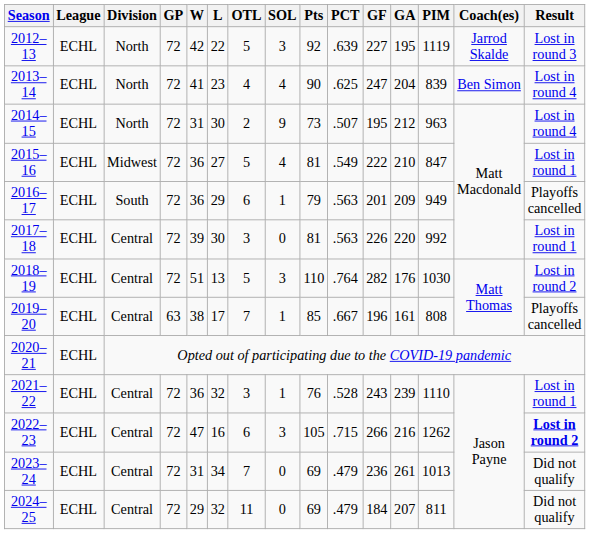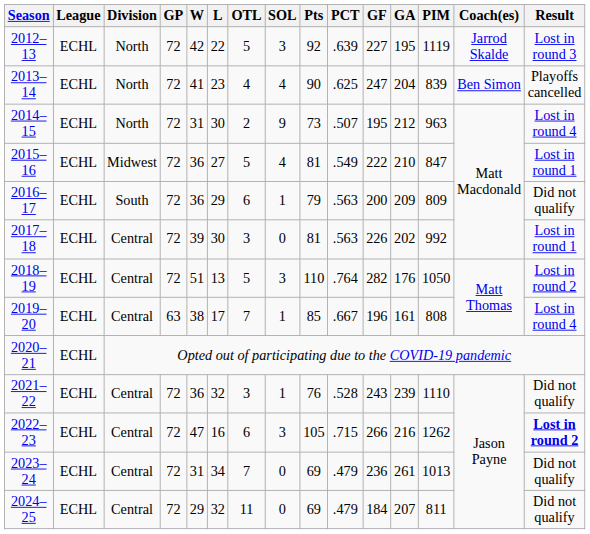(555, 84) Lost in round 4 -> (555, 84) Playoffs cancelled
(377, 200) 201 -> (377, 200) 200
(436, 200) 949 -> (436, 200) 809
(555, 200) Playoffs cancelled -> (555, 200) Did not qualify
(405, 239) 220 -> (405, 239) 202
(436, 278) 1030 -> (436, 278) 1050
(555, 316) Playoffs cancelled -> (555, 316) Lost in round 4
(555, 393) Lost in round 1 -> (555, 393) Did not qualify
